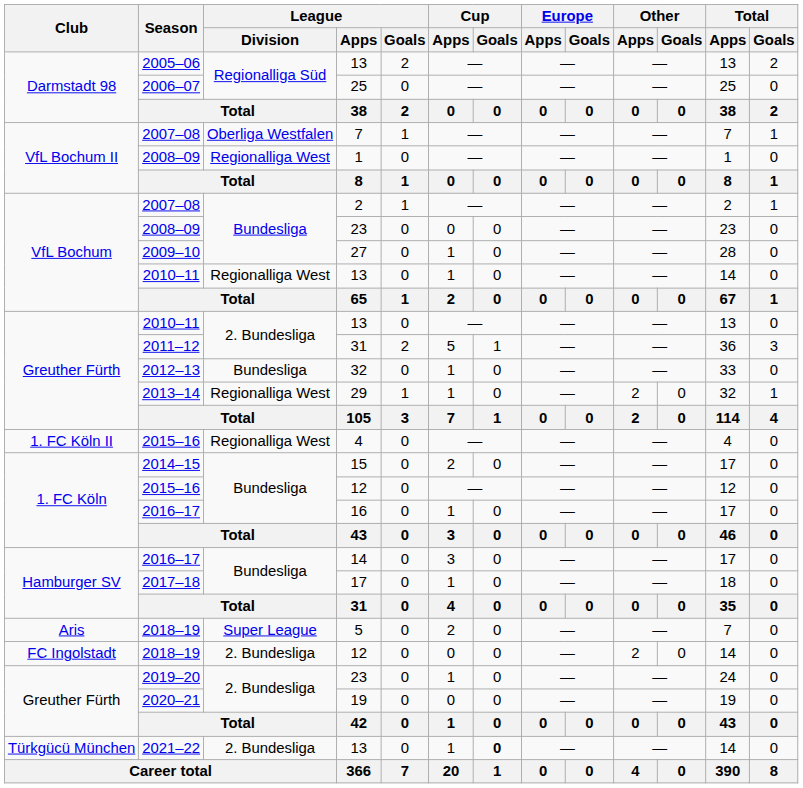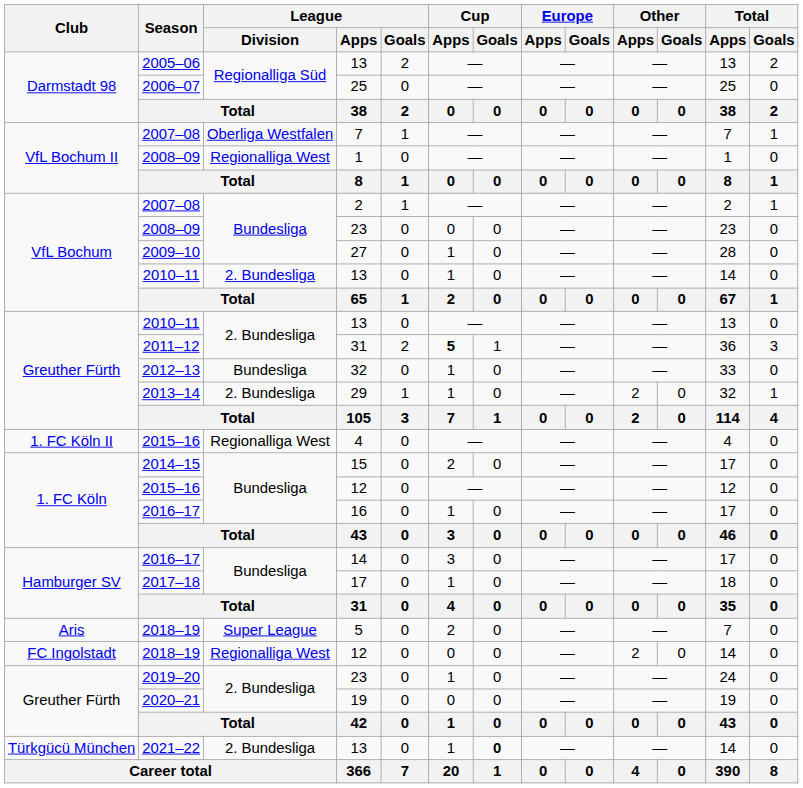(270, 275) Regionalliga West -> (270, 275) 2. Bundesliga
(451, 346) normal -> (451, 346) bold
(270, 393) Regionalliga West -> (270, 393) 2. Bundesliga
(270, 653) 2. Bundesliga -> (270, 653) Regionalliga West
